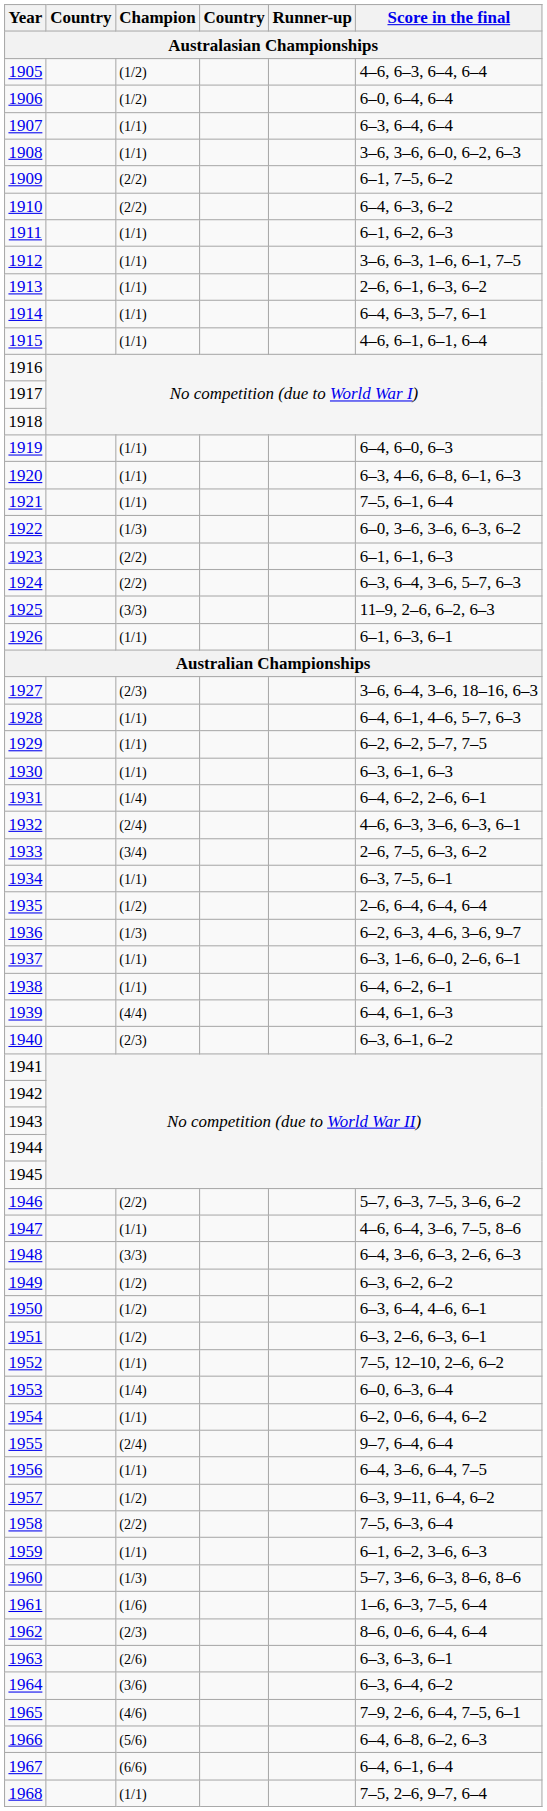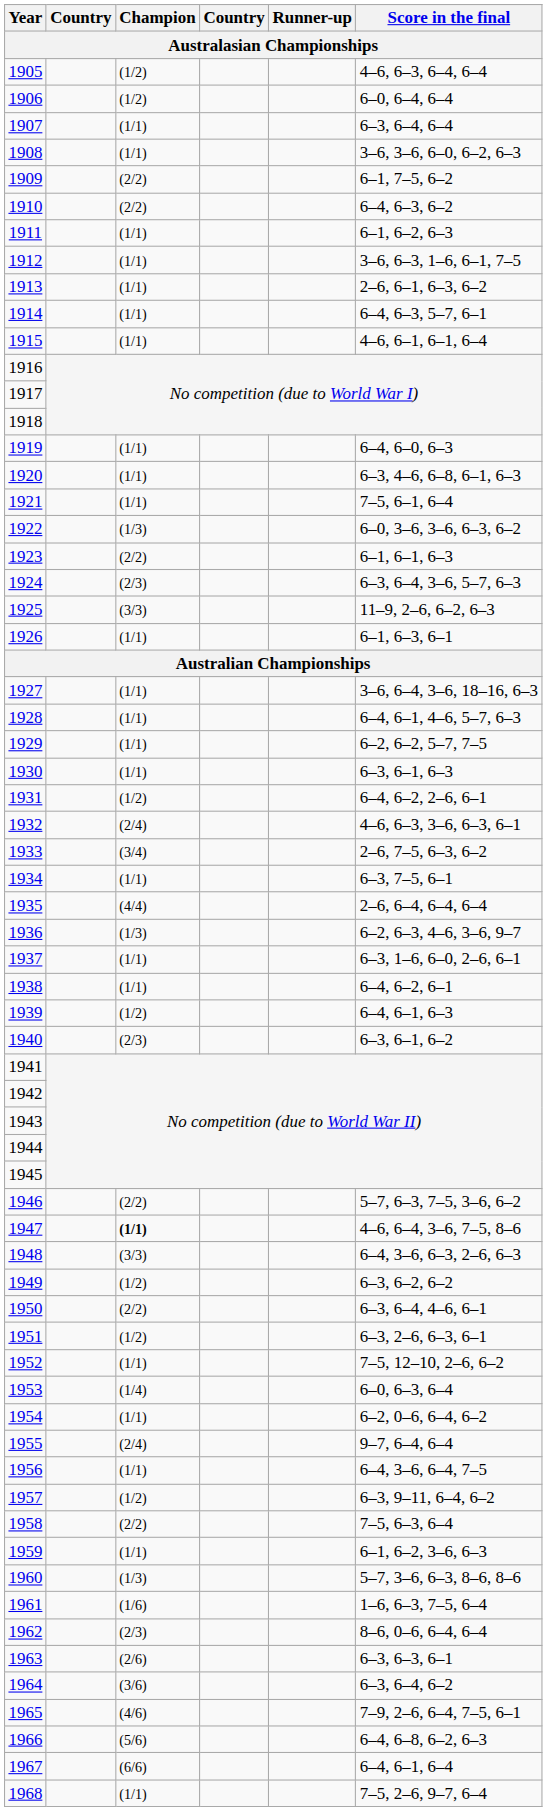(133, 583) (2/2) -> (133, 583) (2/3)
(133, 691) (2/3) -> (133, 691) (1/1)
(133, 799) (1/4) -> (133, 799) (1/2)
(133, 906) (1/2) -> (133, 906) (4/4)
(133, 1014) (4/4) -> (133, 1014) (1/2)
(133, 1229) normal -> (133, 1228) bold
(133, 1310) (1/2) -> (133, 1310) (2/2)
